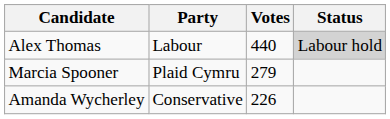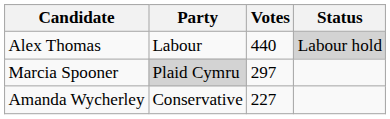(196, 72) no background -> (196, 72) lightgrey background
(263, 72) 279 -> (263, 72) 297
(263, 99) 226 -> (263, 99) 227
